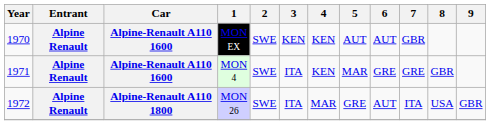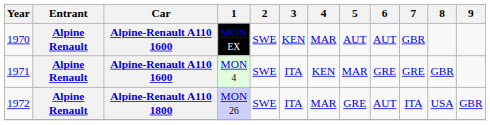(323, 39) KEN -> (323, 39) MAR
